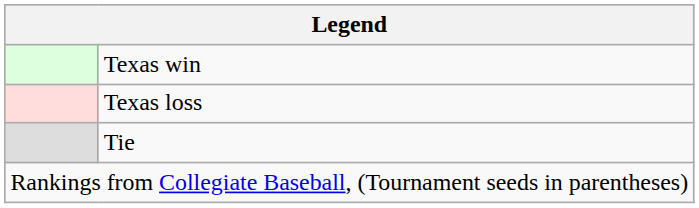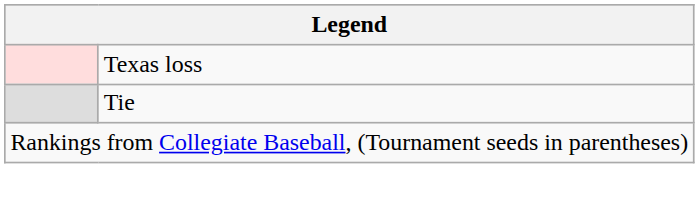- row: (152, 64)
